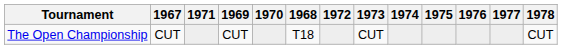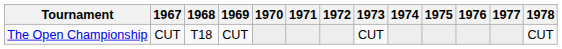columns swapped: (303, 15) <-> (201, 15)
